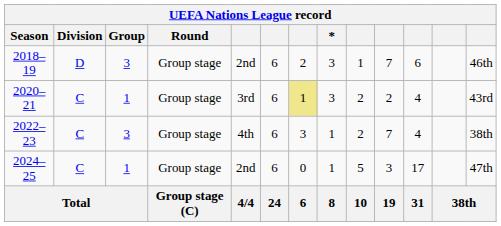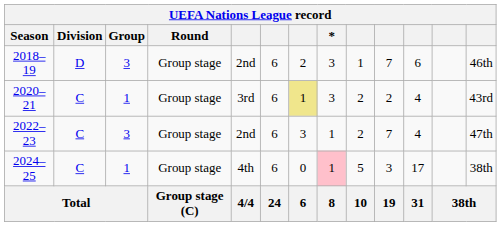(246, 133) 4th -> (246, 133) 2nd
(481, 133) 38th -> (481, 133) 47th
(246, 168) 2nd -> (246, 168) 4th
(332, 168) no background -> (332, 168) pink background
(481, 168) 47th -> (481, 168) 38th
